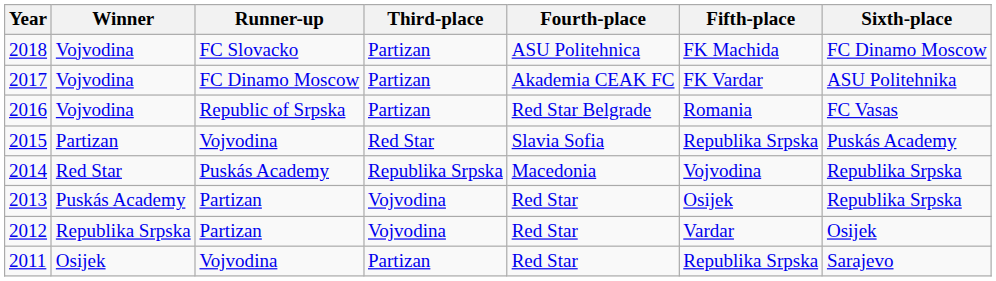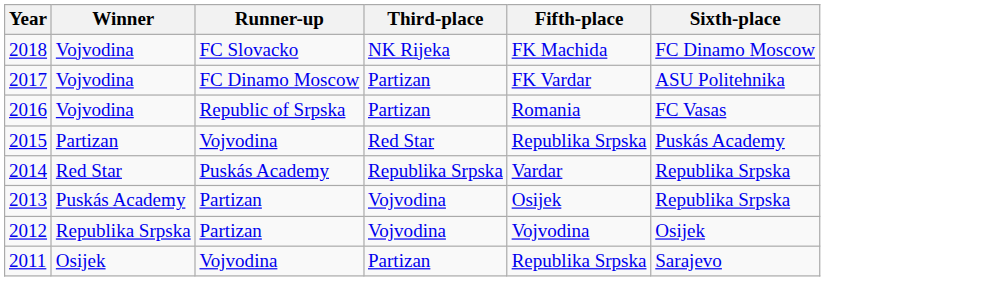- column: (593, 19)
(399, 49) Partizan -> (409, 49) NK Rijeka
(722, 170) Vojvodina -> (537, 170) Vardar
(709, 230) Vardar -> (551, 230) Vojvodina
